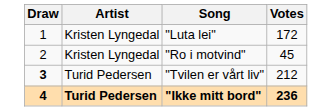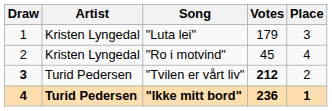+ column: (307, 14)
(287, 34) 172 -> (267, 34) 179
(287, 75) normal -> (267, 75) bold
